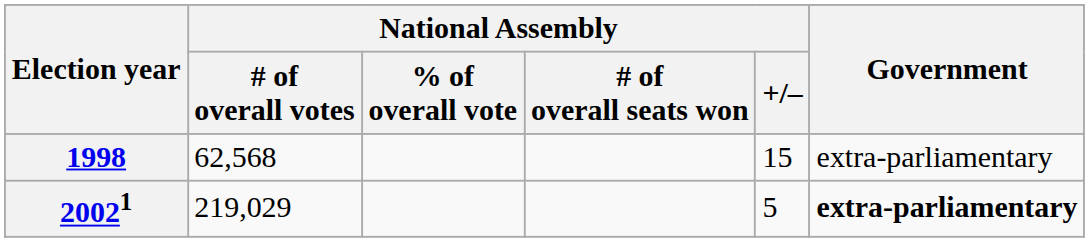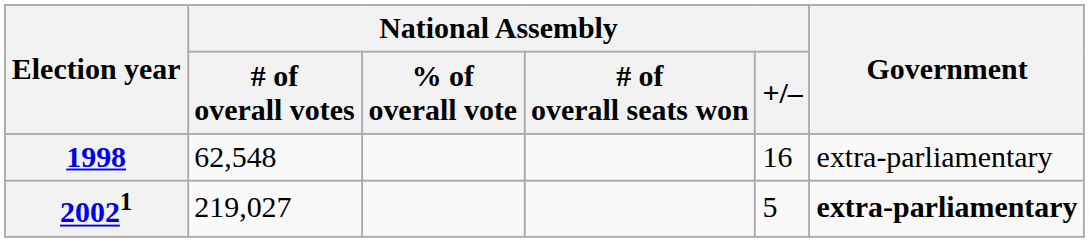(235, 156) 62,568 -> (235, 156) 62,548
(777, 156) 15 -> (777, 156) 16
(243, 208) 219,029 -> (243, 208) 219,027
